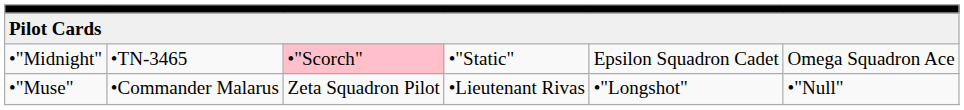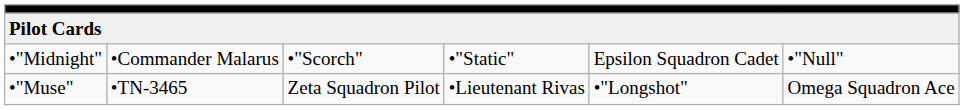(149, 58) •TN-3465 -> (195, 58) •Commander Malarus
(325, 58) pink background -> (325, 58) no background
(871, 58) Omega Squadron Ace -> (816, 58) •"Null"
(195, 88) •Commander Malarus -> (149, 88) •TN-3465
(816, 88) •"Null" -> (871, 88) Omega Squadron Ace
